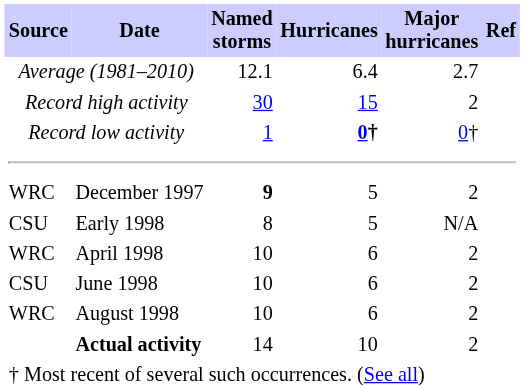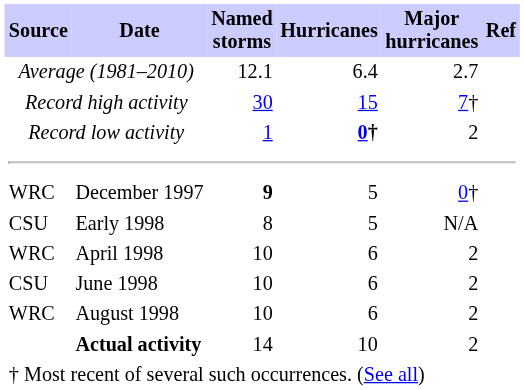(473, 102) 2 -> (468, 102) 7†
(468, 132) 0† -> (473, 132) 2
(473, 192) 2 -> (468, 192) 0†
